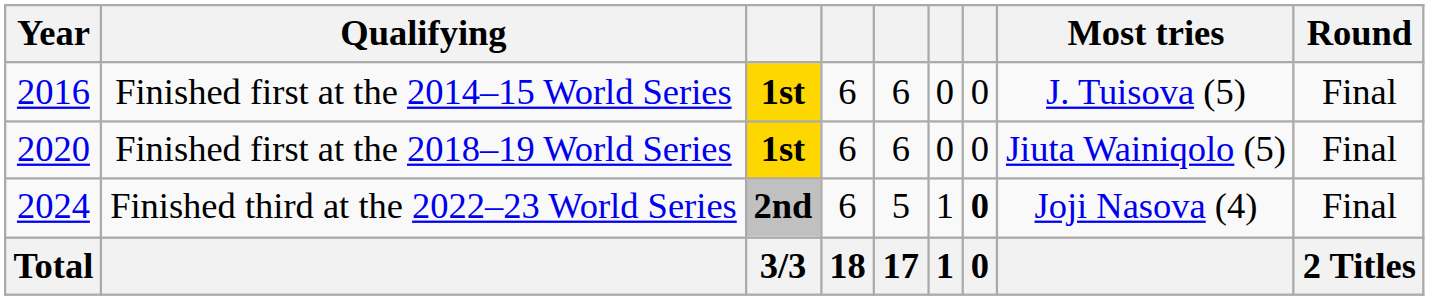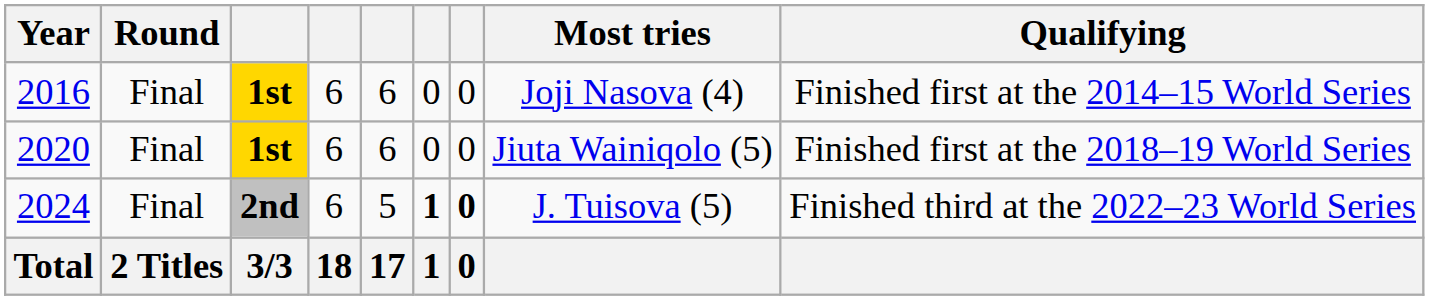columns swapped: (1359, 33) <-> (423, 33)
(1146, 91) J. Tuisova (5) -> (632, 91) Joji Nasova (4)
(945, 206) normal -> (431, 206) bold
(1146, 206) Joji Nasova (4) -> (632, 206) J. Tuisova (5)
